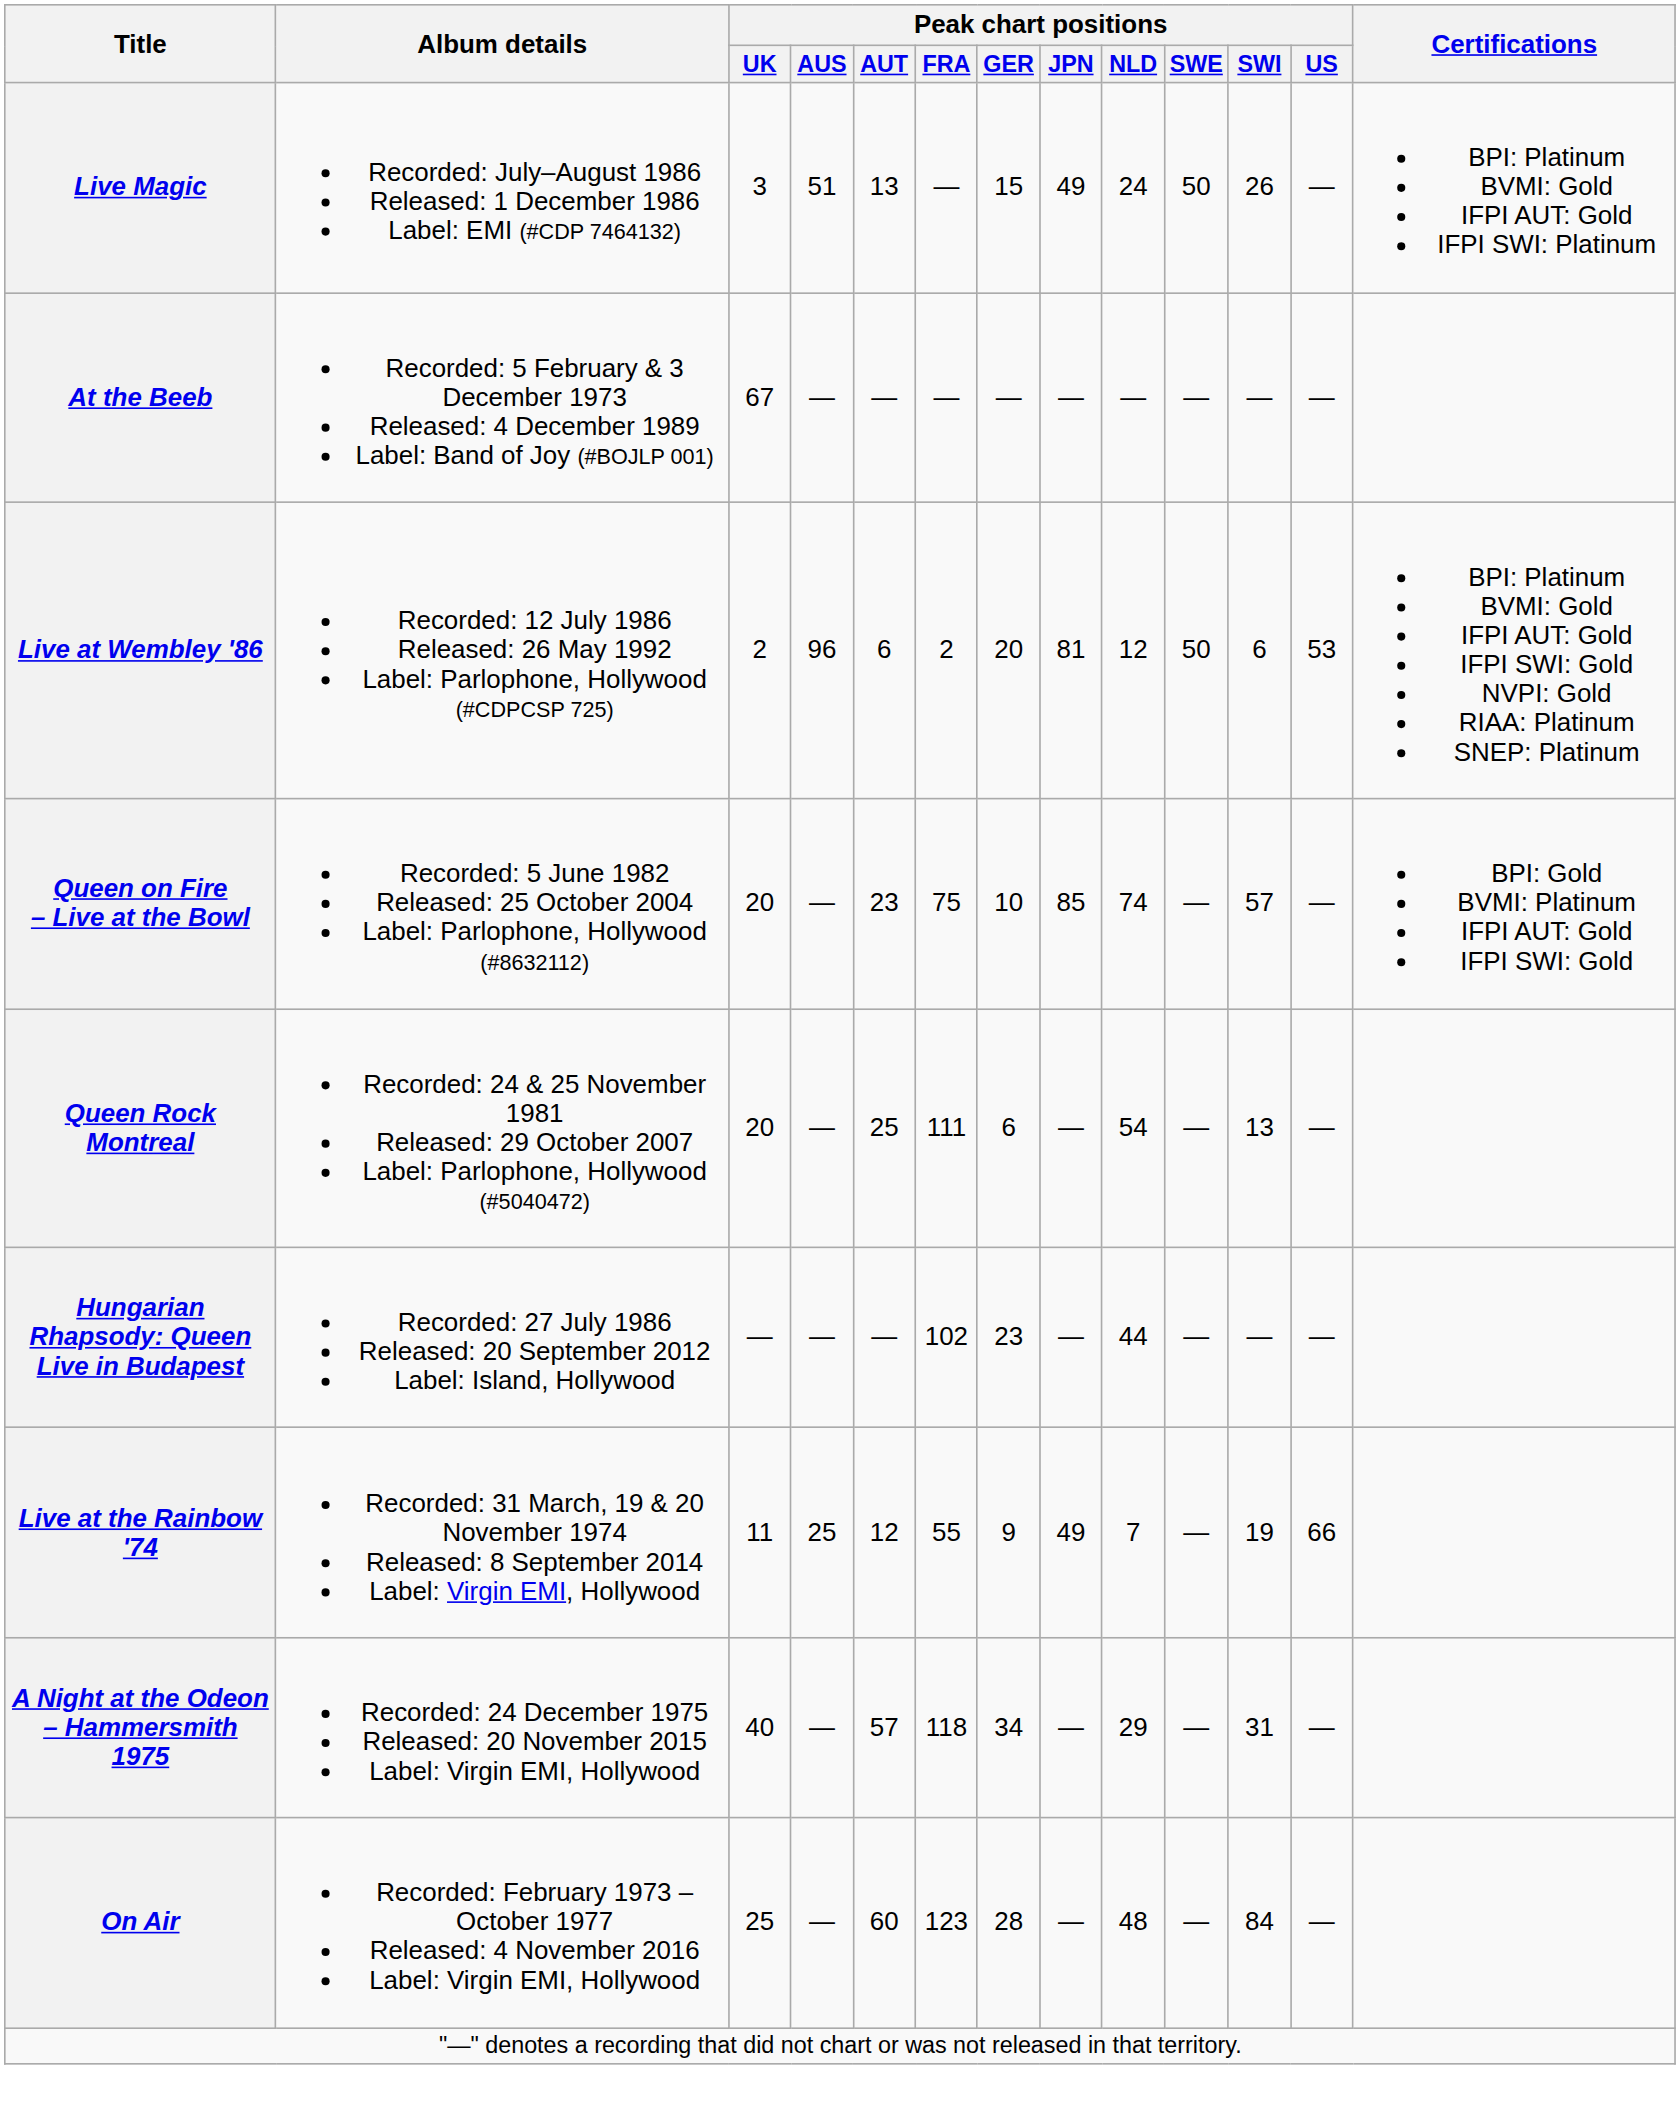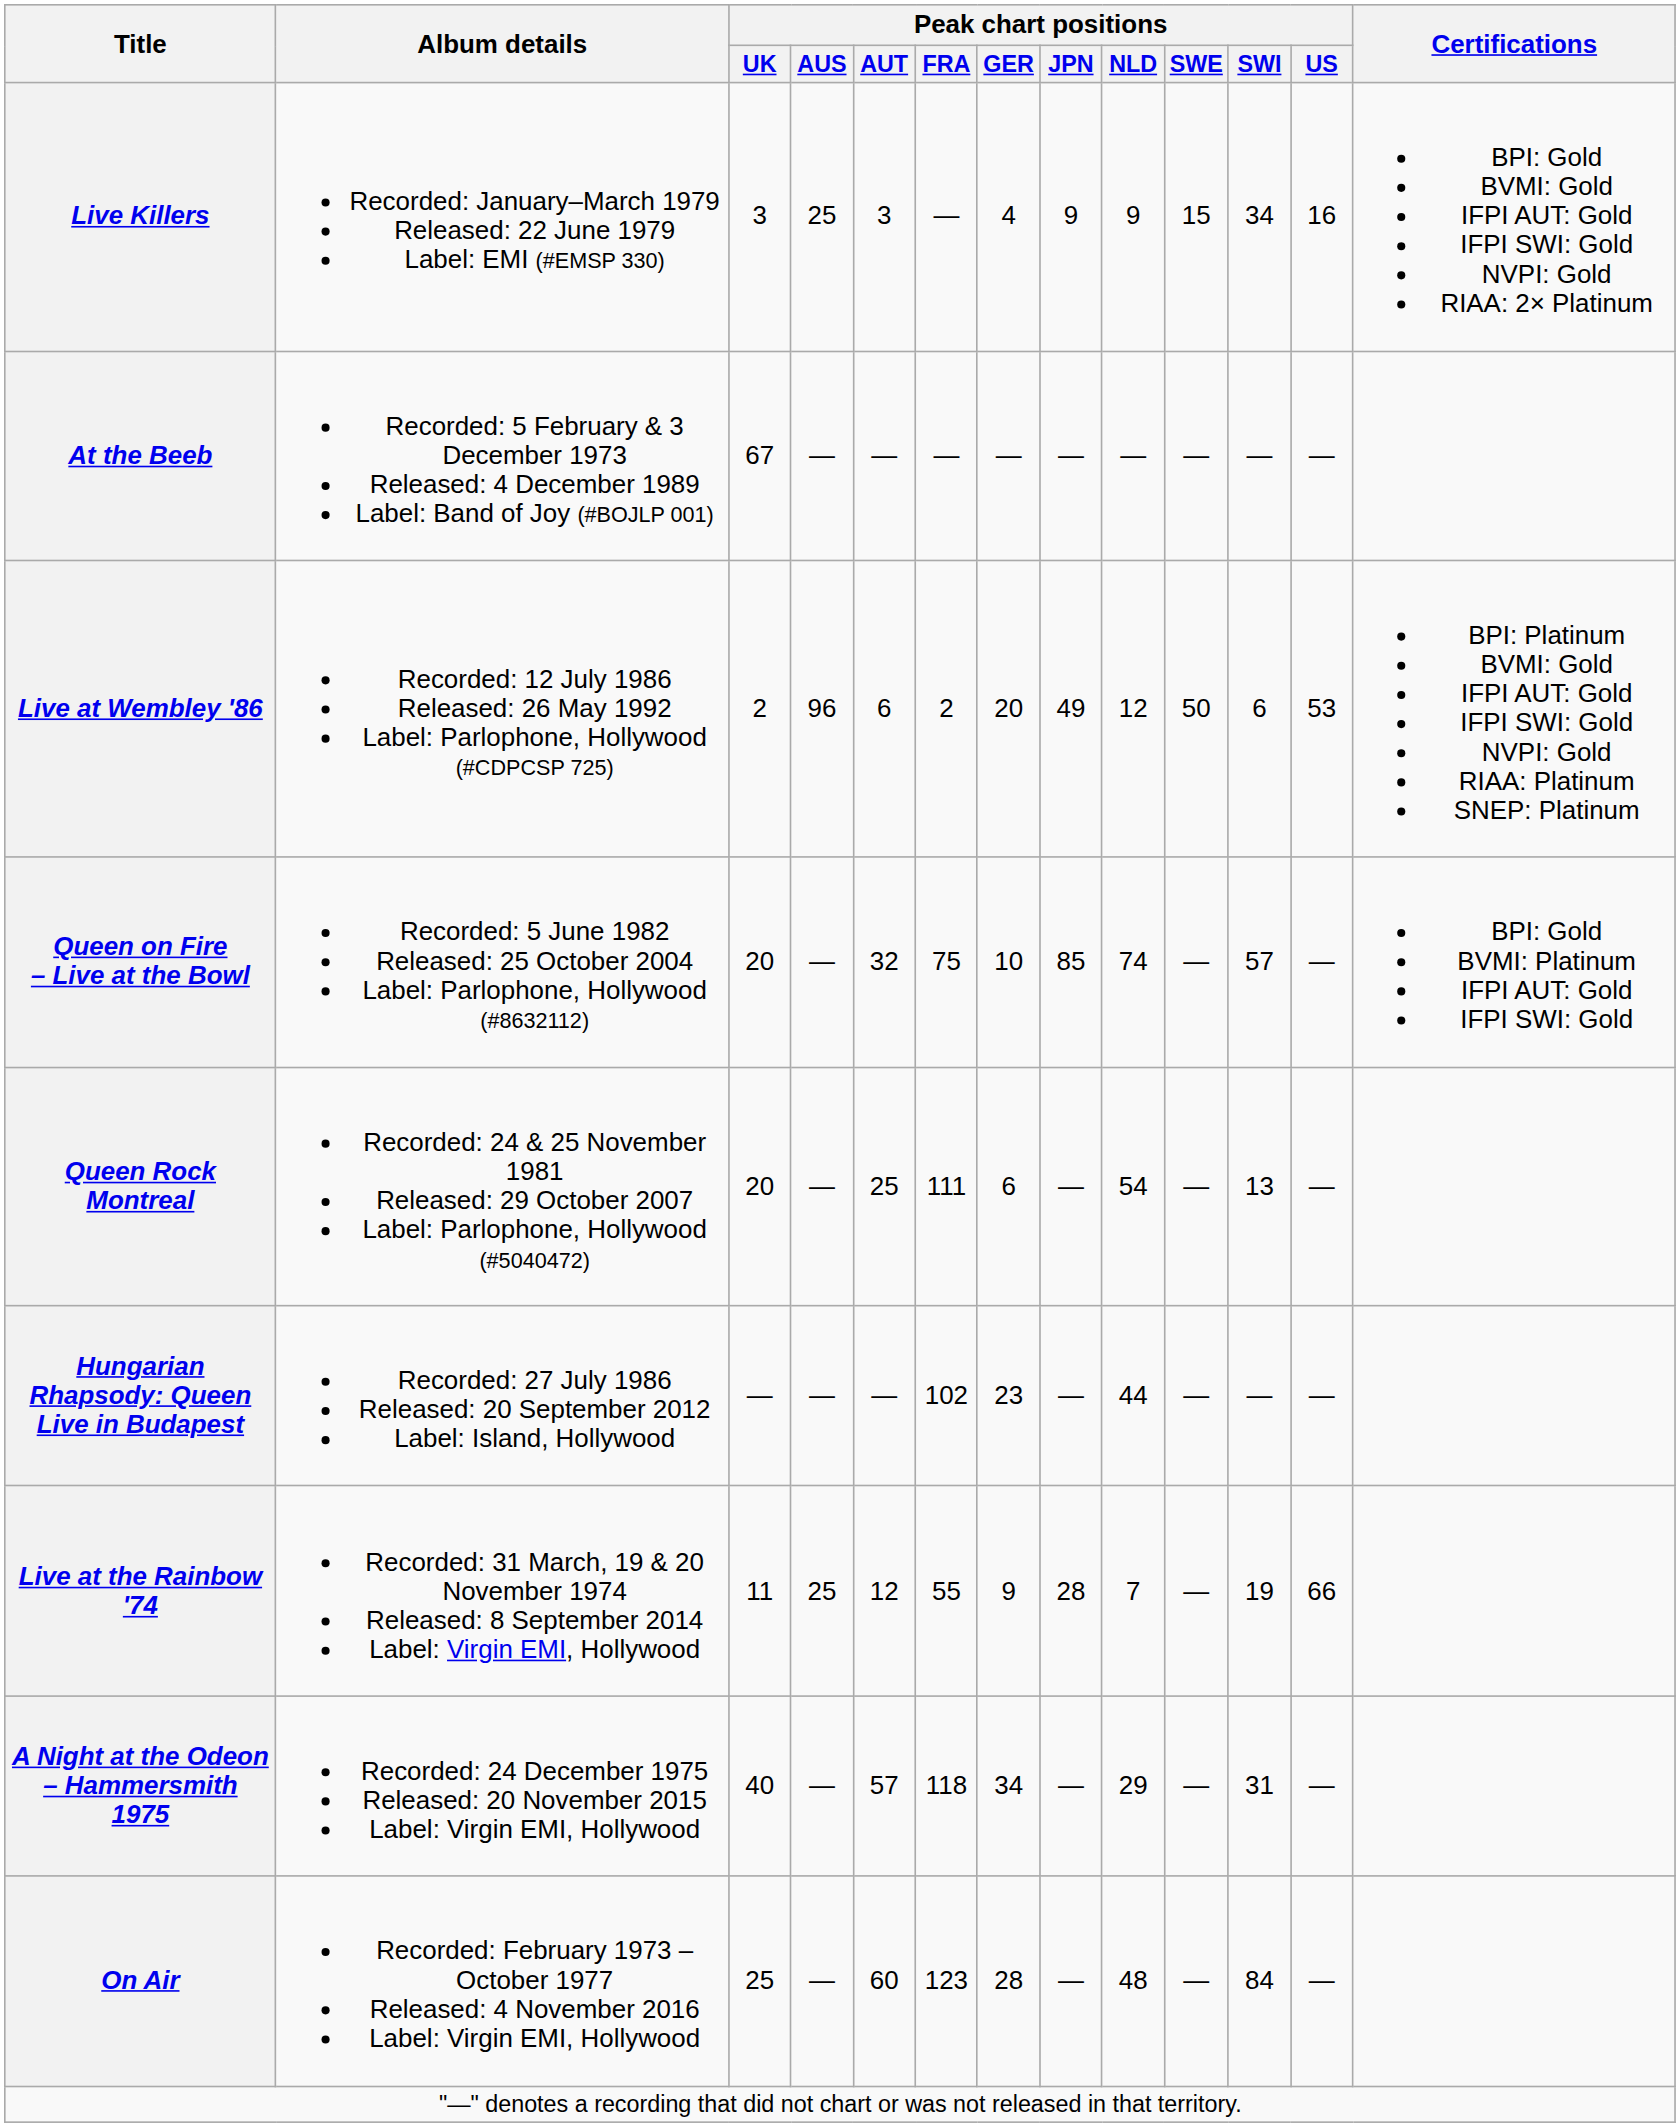+ row: (140, 216)
- row: (140, 187)
(1071, 650) 81 -> (1071, 708) 49
(884, 903) 23 -> (884, 961) 32
(1071, 1532) 49 -> (1071, 1590) 28
